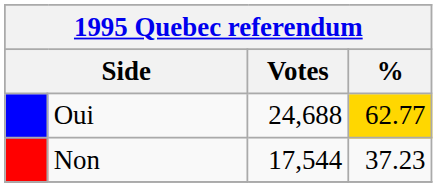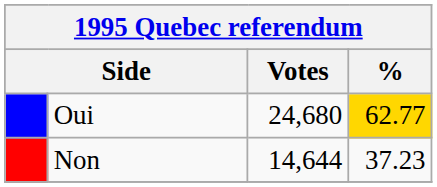(305, 115) 24,688 -> (305, 115) 24,680
(305, 159) 17,544 -> (305, 159) 14,644
